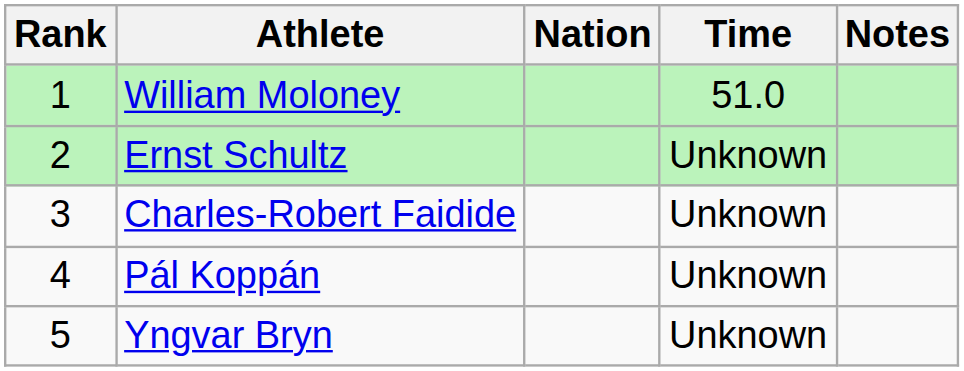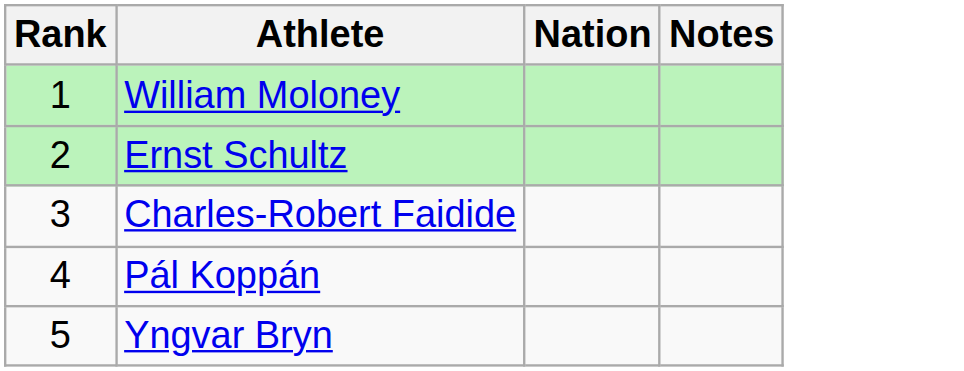- column: (748, 34)
